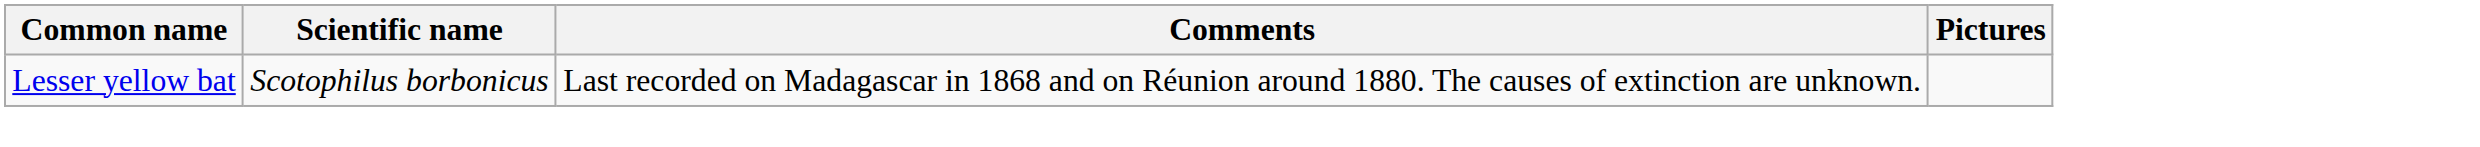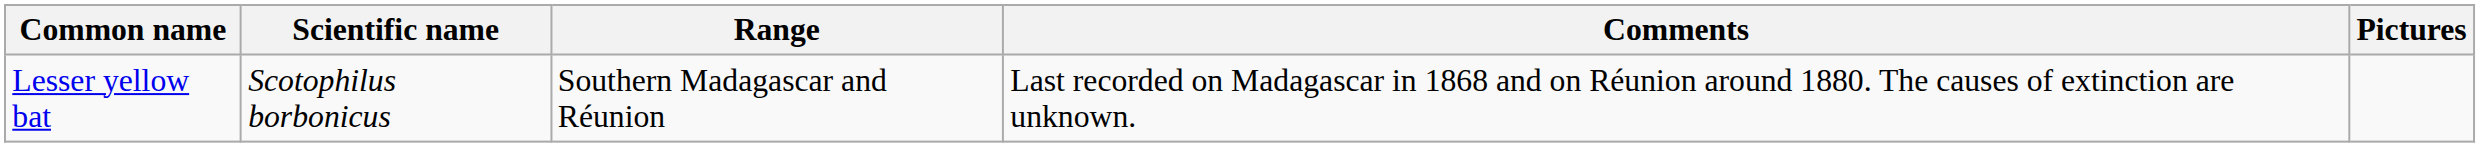+ column: (777, 29)
